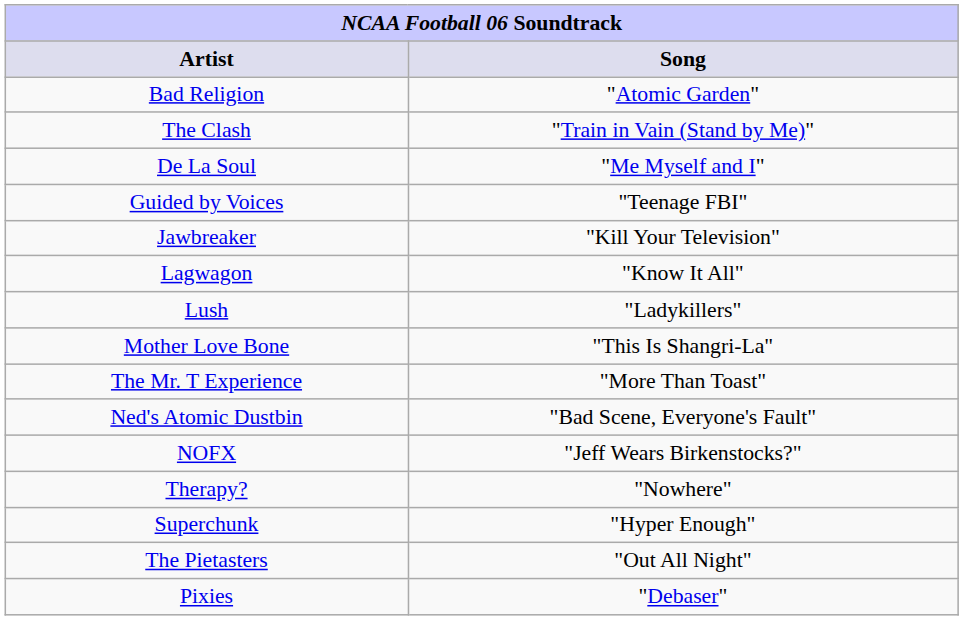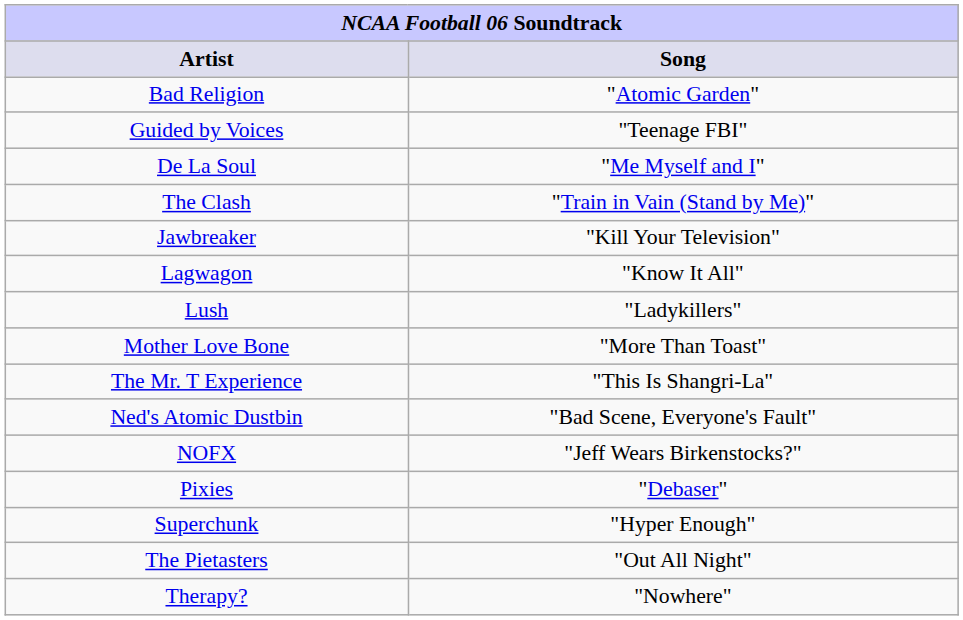rows swapped: (207, 130) <-> (207, 201)
(683, 345) "This Is Shangri-La" -> (683, 345) "More Than Toast"
(683, 381) "More Than Toast" -> (683, 381) "This Is Shangri-La"
rows swapped: (207, 596) <-> (207, 488)
